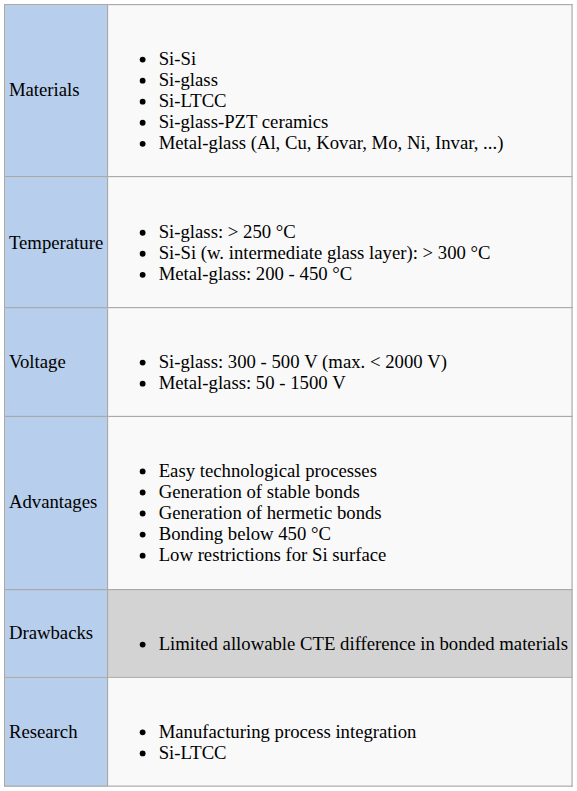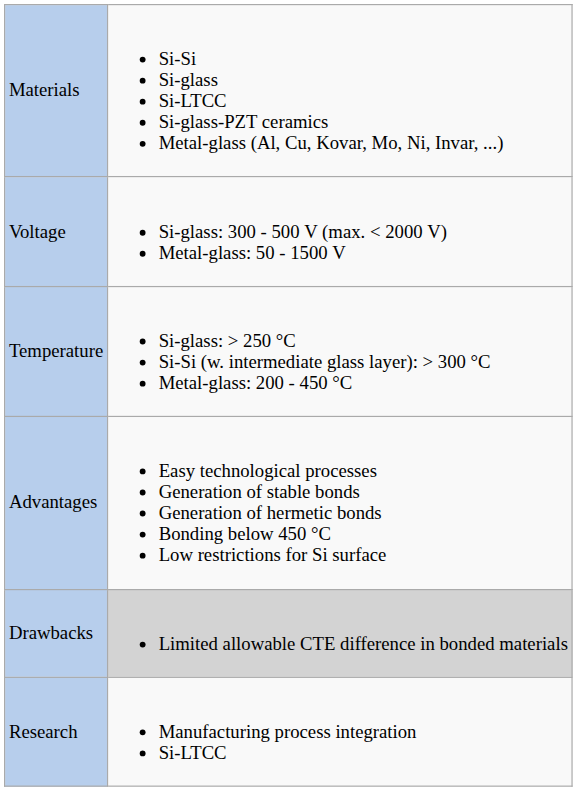rows swapped: (56, 242) <-> (37, 361)
